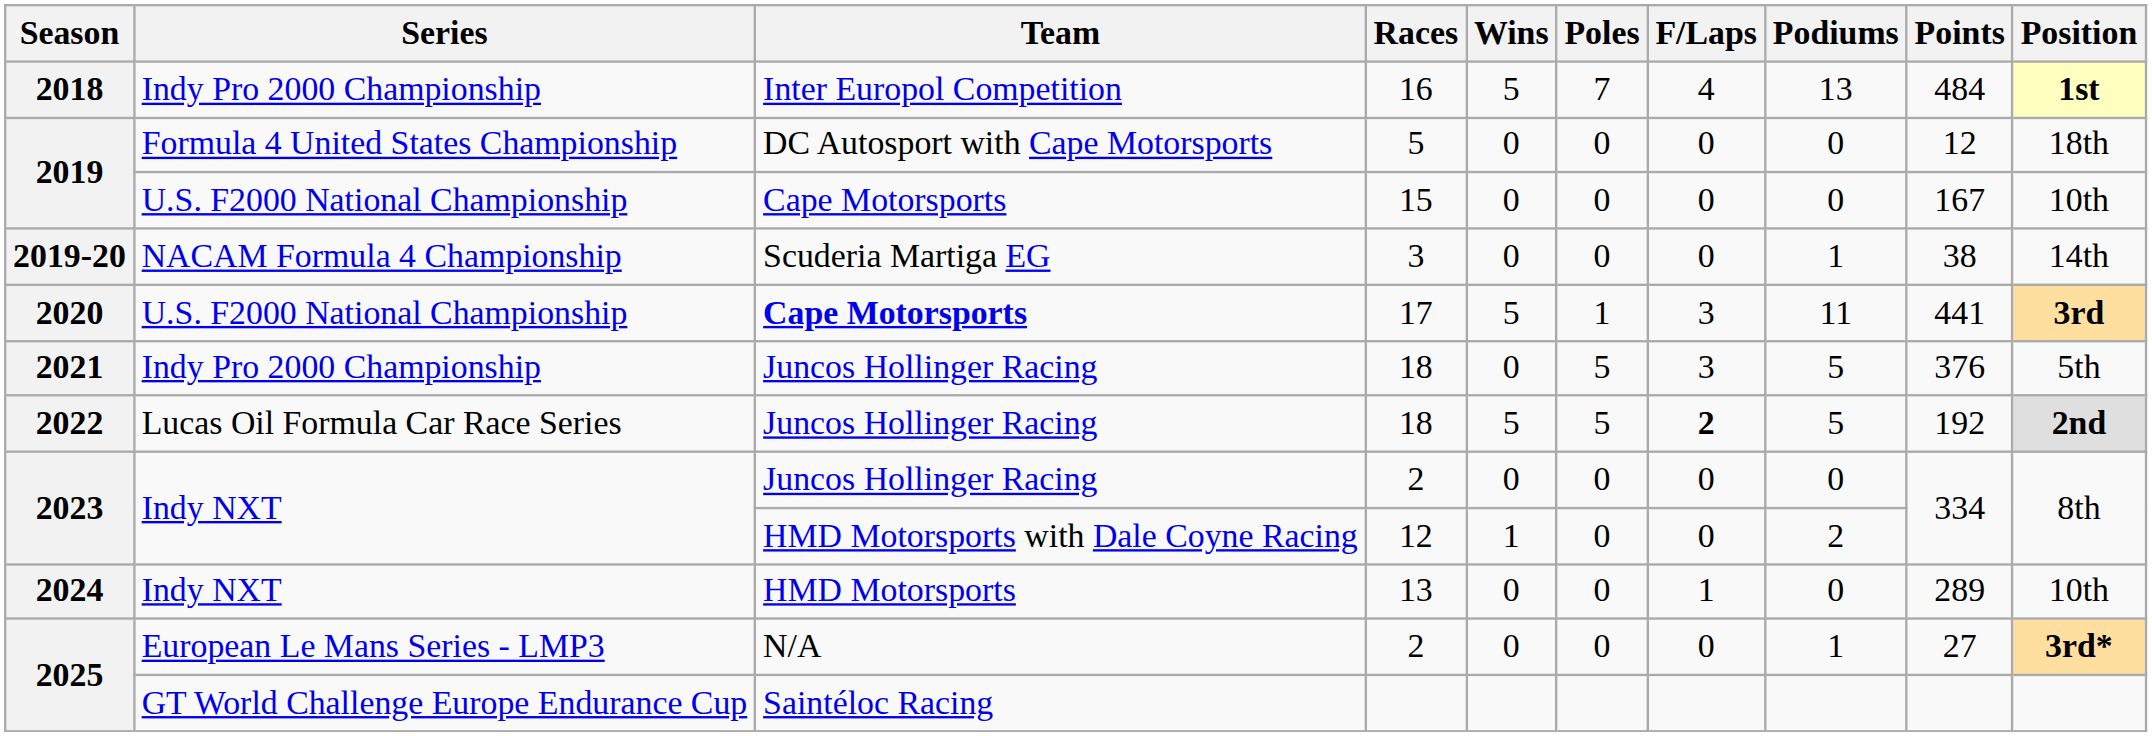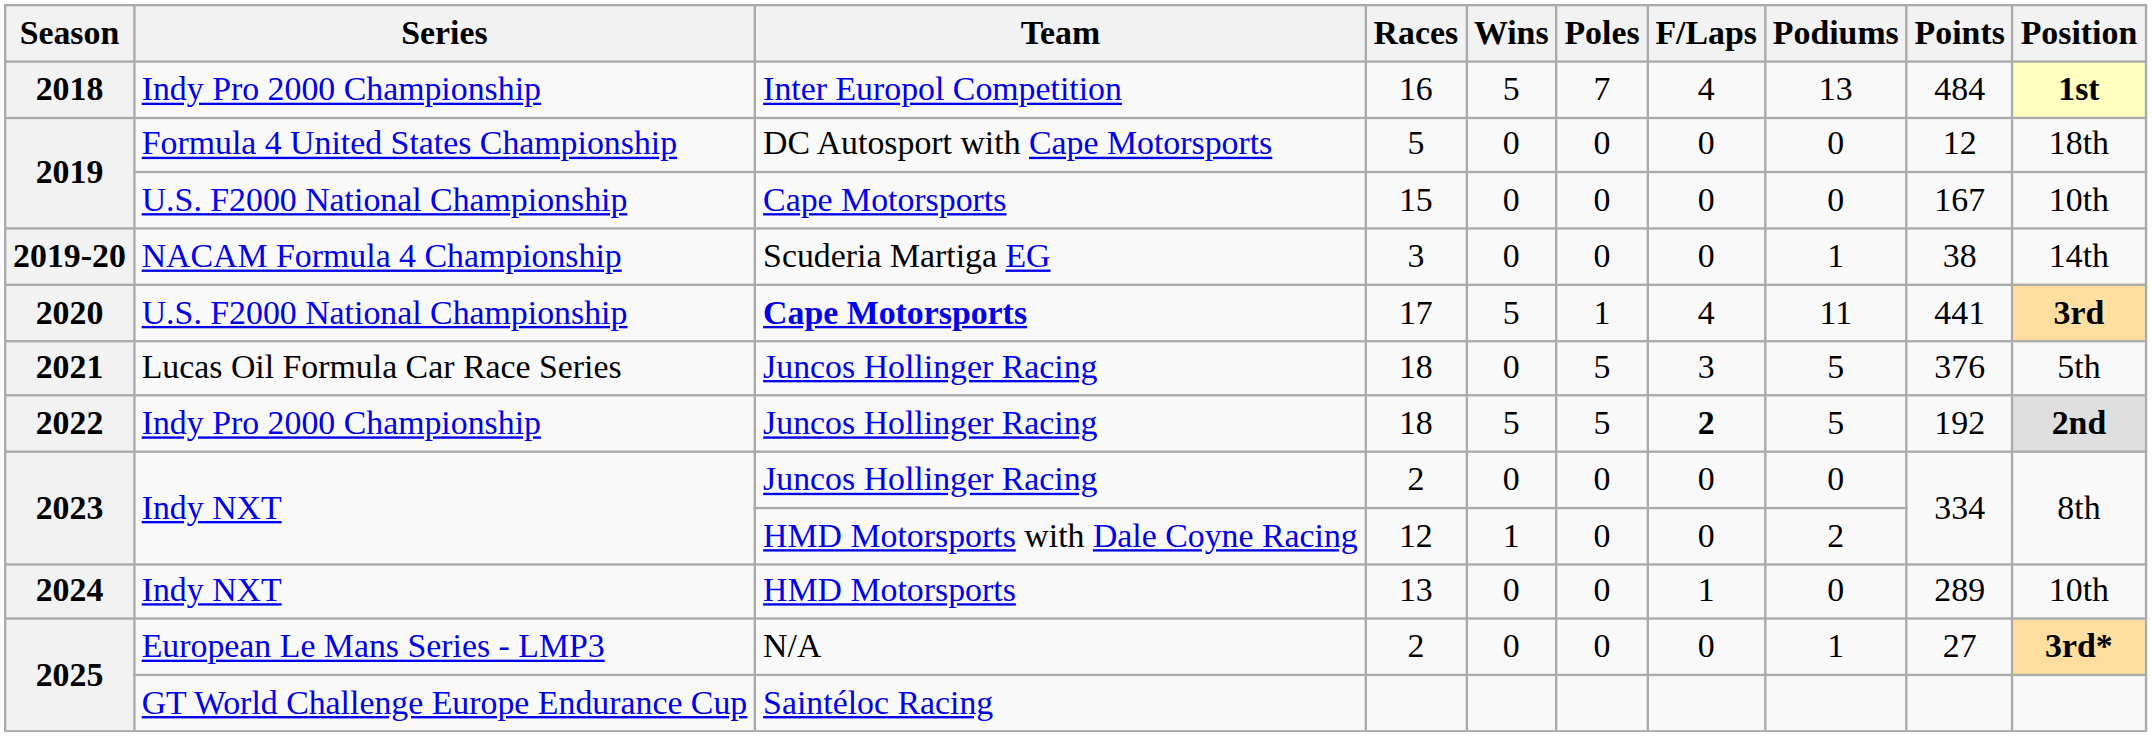(1706, 311) 3 -> (1706, 311) 4
(341, 367) Indy Pro 2000 Championship -> (382, 367) Lucas Oil Formula Car Race Series
(382, 423) Lucas Oil Formula Car Race Series -> (341, 423) Indy Pro 2000 Championship
